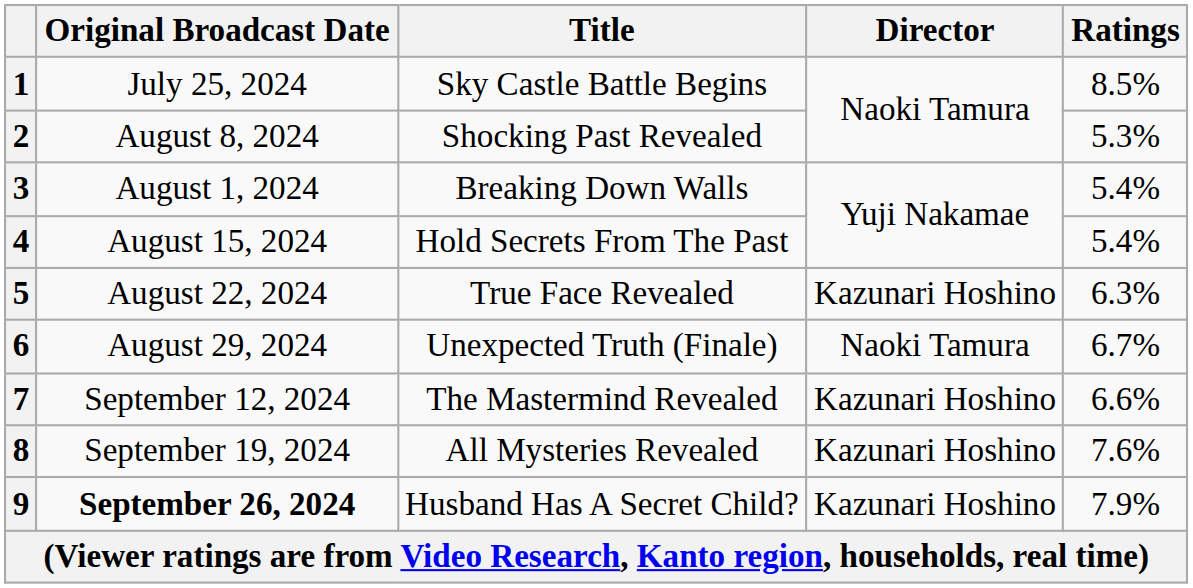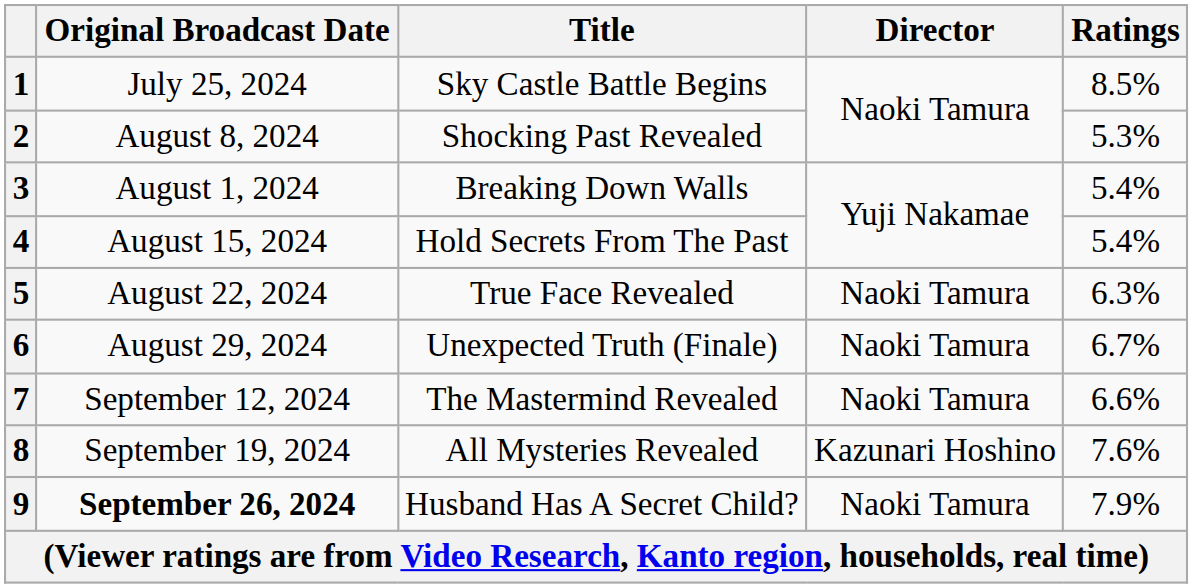(935, 293) Kazunari Hoshino -> (935, 293) Naoki Tamura
(935, 398) Kazunari Hoshino -> (935, 398) Naoki Tamura
(935, 503) Kazunari Hoshino -> (935, 503) Naoki Tamura
